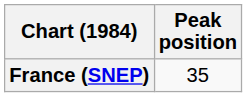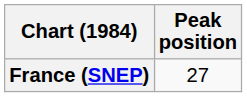(198, 75) 35 -> (198, 75) 27
